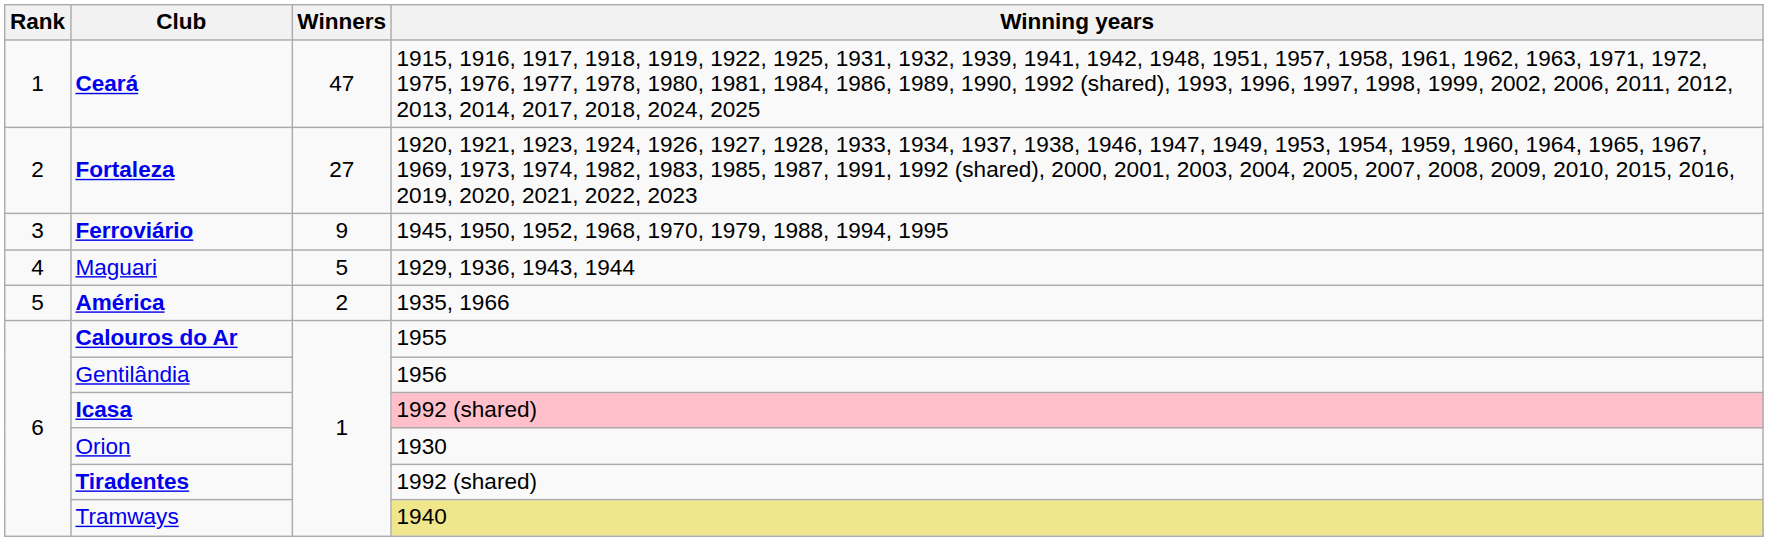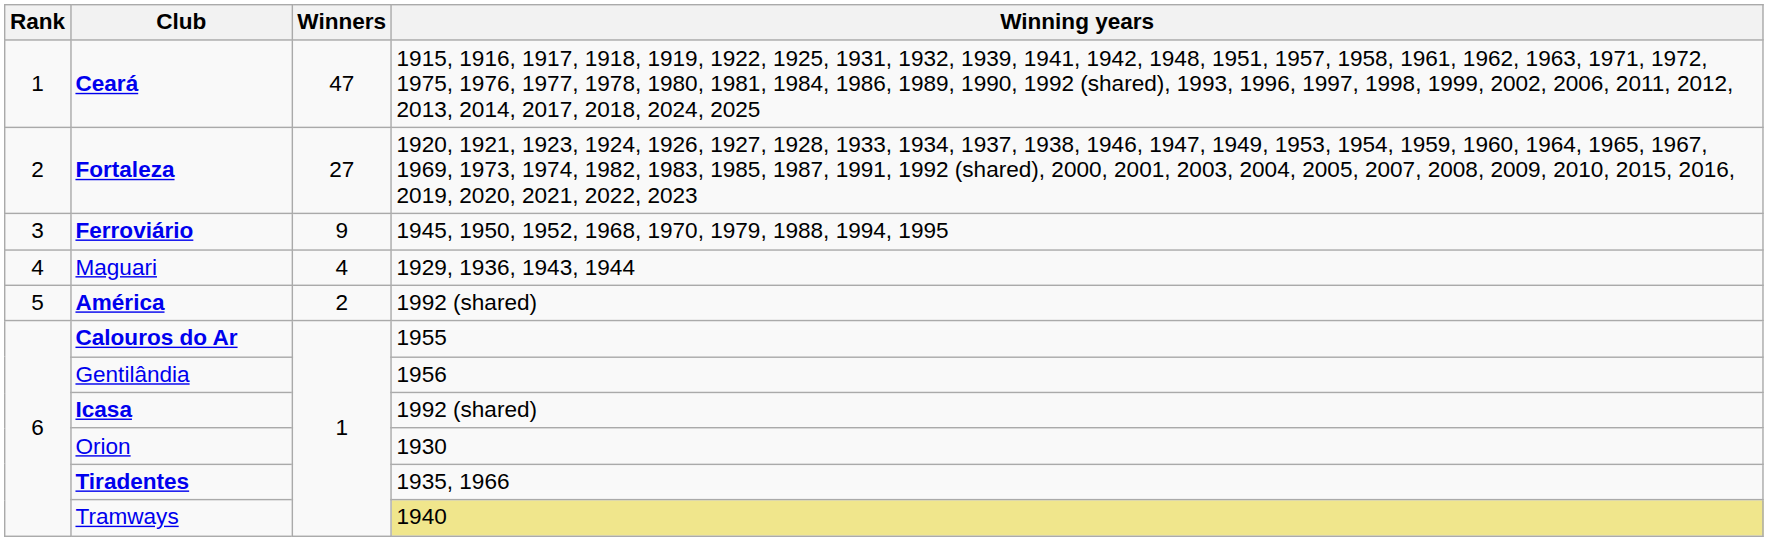(342, 267) 5 -> (342, 267) 4
(453, 302) 1935, 1966 -> (467, 302) 1992 (shared)
(467, 410) pink background -> (467, 410) no background
(467, 481) 1992 (shared) -> (453, 481) 1935, 1966
